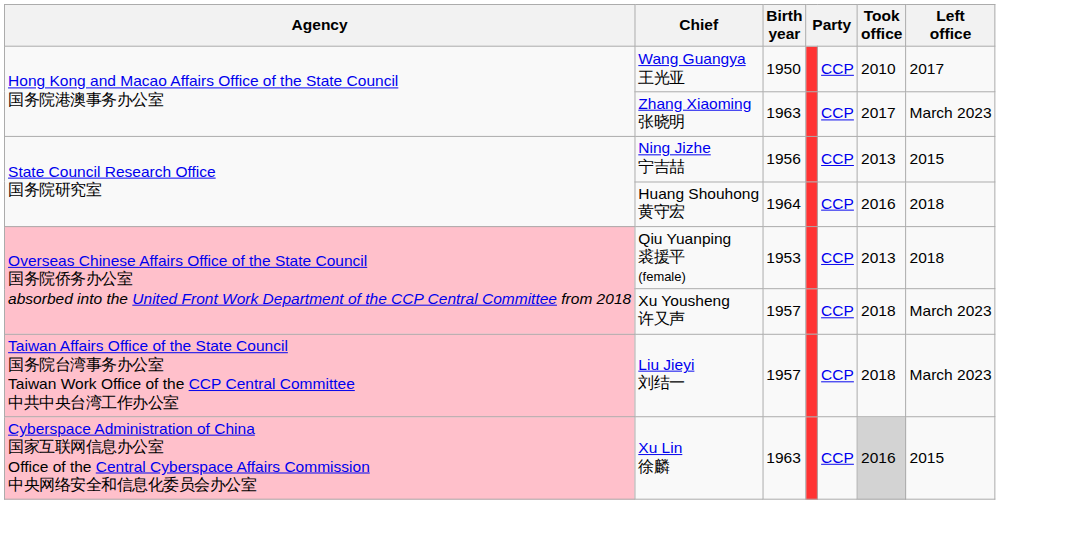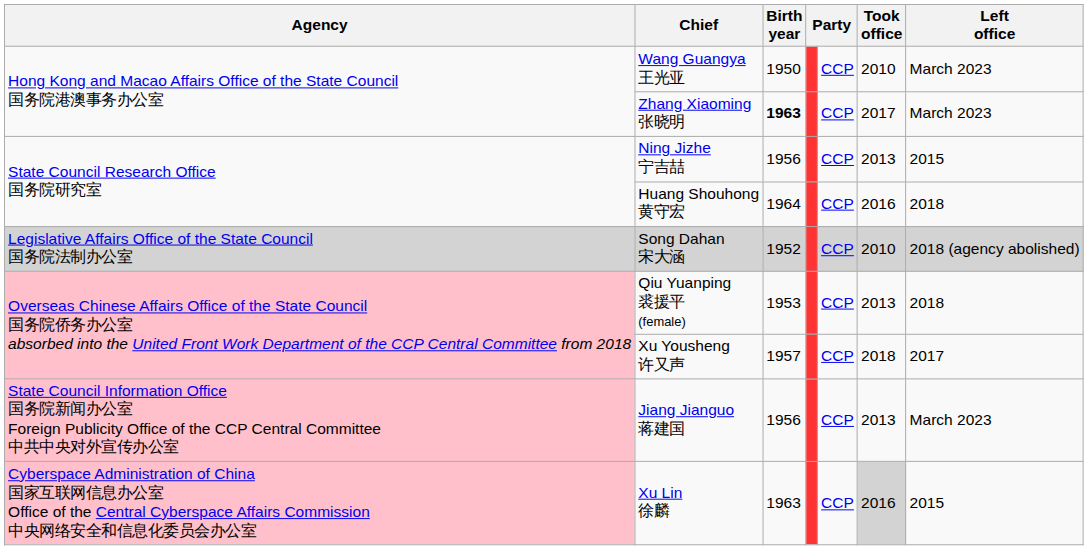(927, 69) 2017 -> (951, 69) March 2023
(784, 114) normal -> (784, 114) bold
+ row: (681, 248)
(951, 311) March 2023 -> (927, 356) 2017
- row: (666, 374)
+ row: (686, 419)
